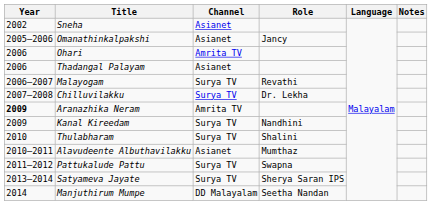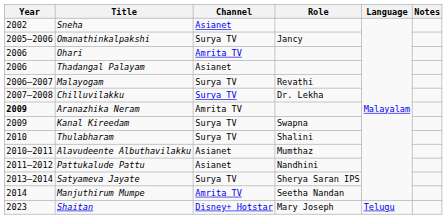(213, 39) Asianet -> (216, 39) Surya TV
(282, 123) Nandhini -> (292, 123) Swapna
(216, 165) Surya TV -> (213, 165) Asianet
(277, 165) Swapna -> (298, 165) Nandhini
(226, 193) DD Malayalam -> (219, 193) Amrita TV
+ row: (75, 207)
